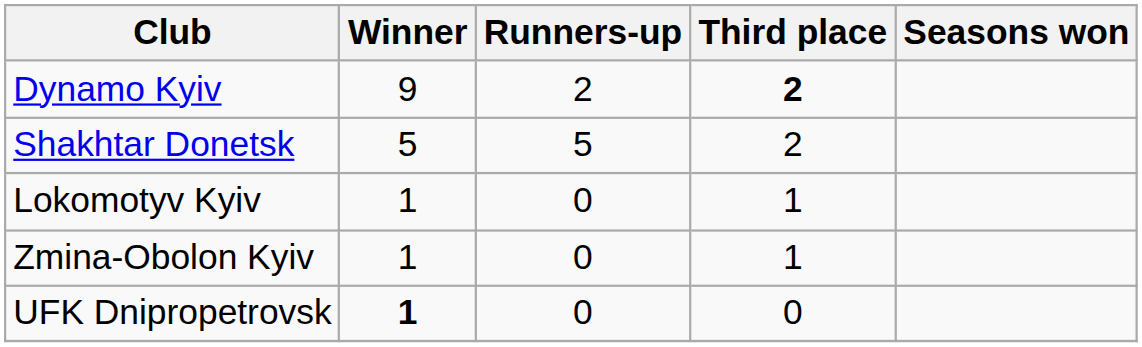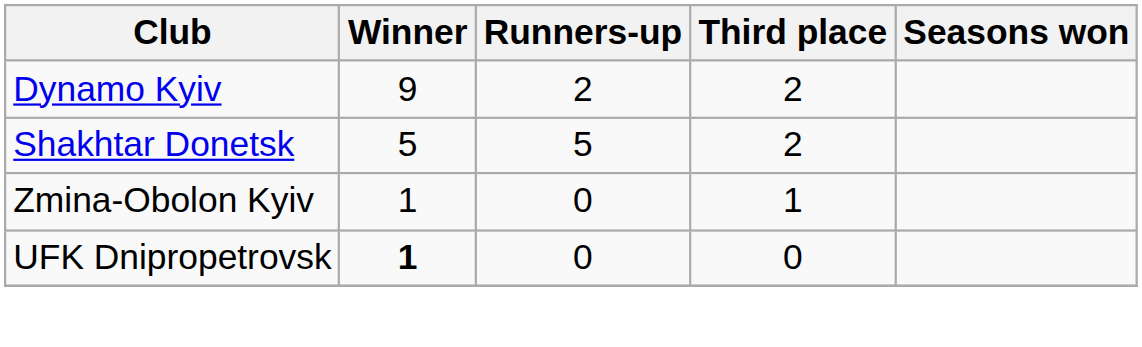(793, 88) bold -> (793, 88) normal
- row: (137, 200)
